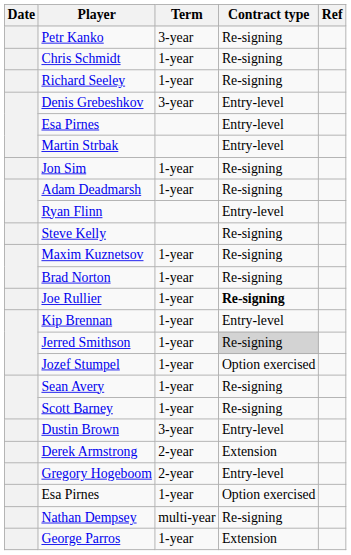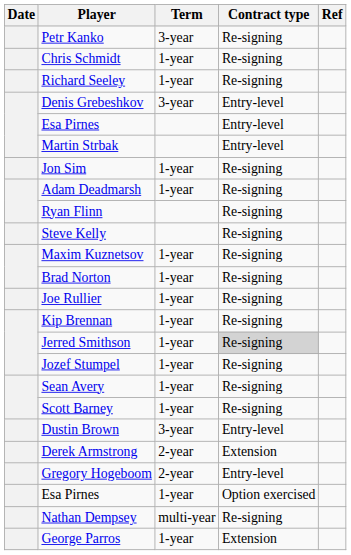(253, 211) Entry-level -> (252, 211) Re-signing
(253, 299) bold -> (252, 299) normal
(253, 320) Entry-level -> (252, 320) Re-signing
(269, 364) Option exercised -> (252, 364) Re-signing
